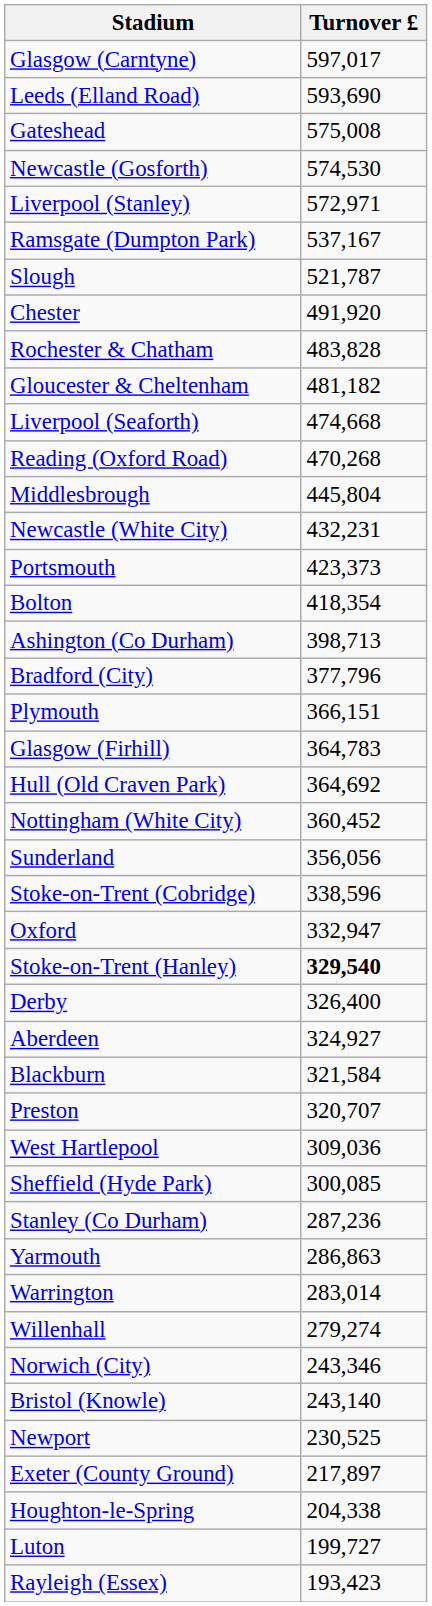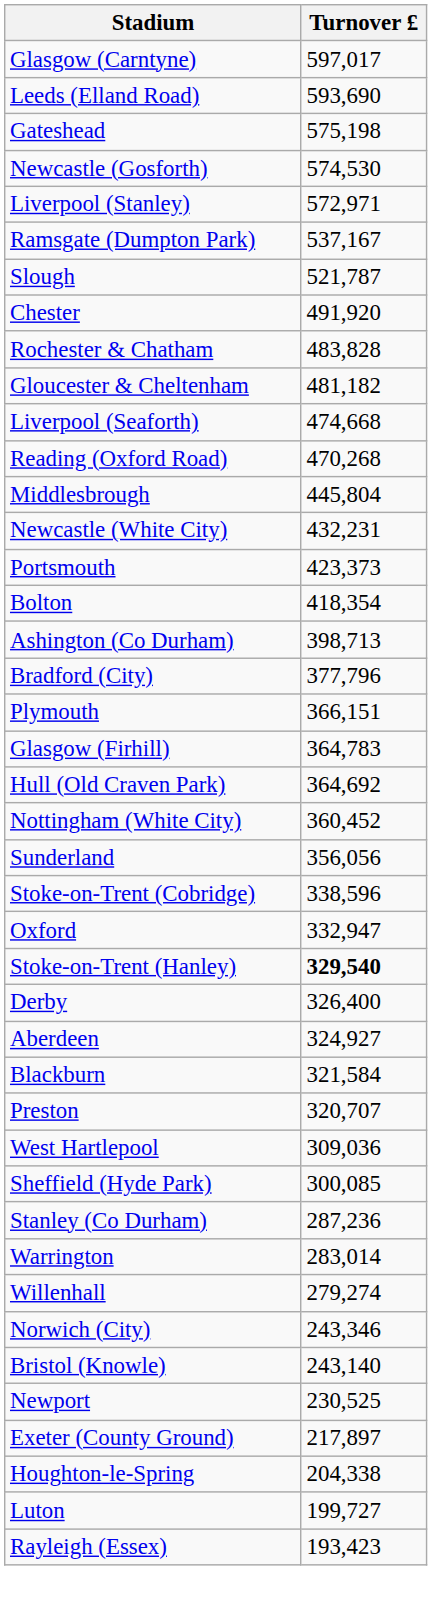(344, 131) 575,008 -> (344, 131) 575,198
- row: (55, 1256)
